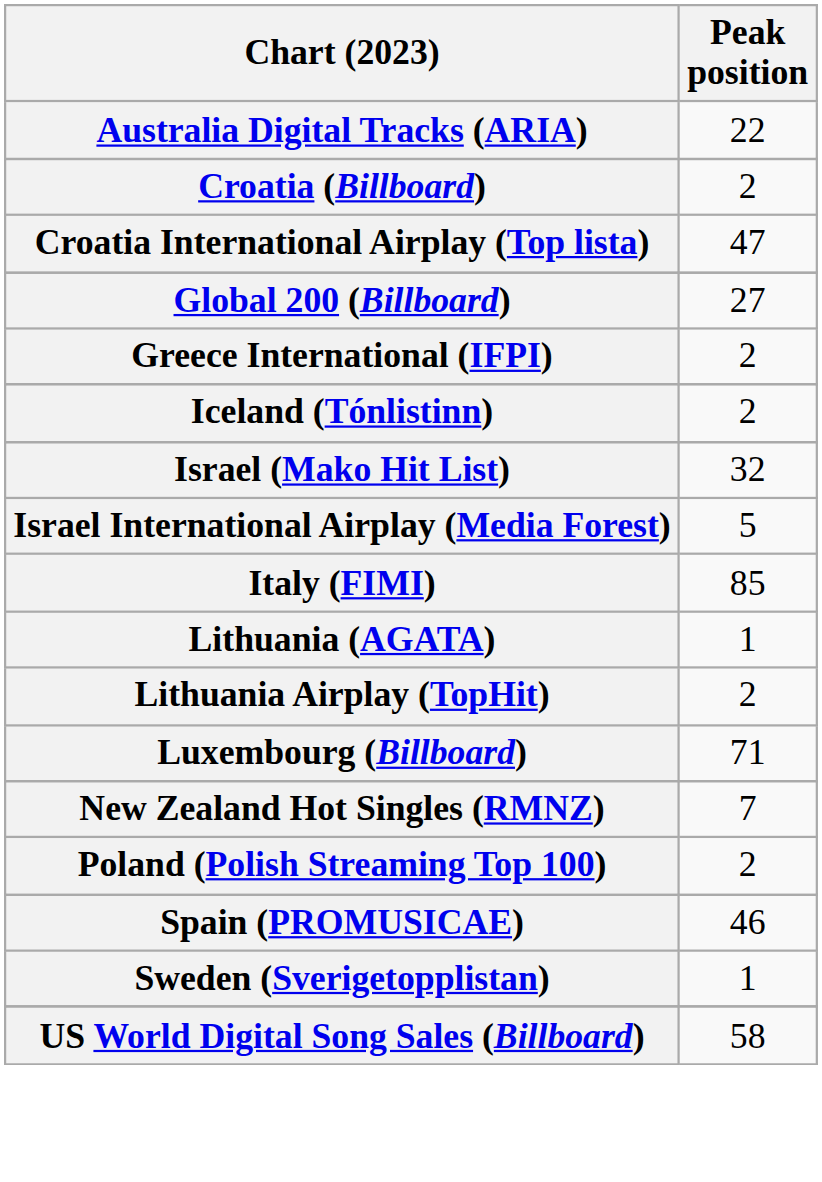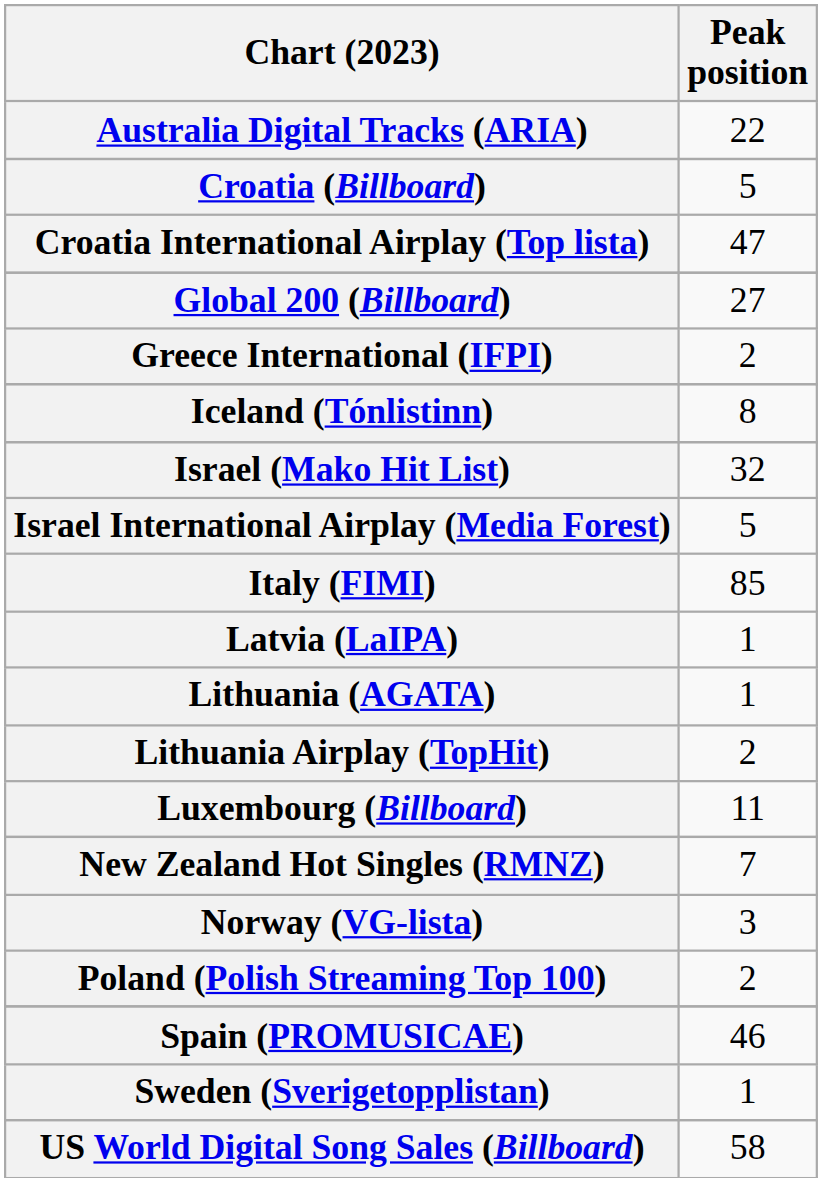(748, 186) 2 -> (748, 186) 5
(748, 412) 2 -> (748, 412) 8
+ row: (342, 638)
(748, 751) 71 -> (748, 808) 11
+ row: (342, 921)
